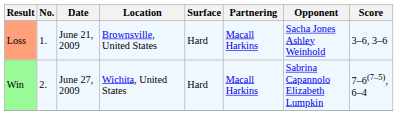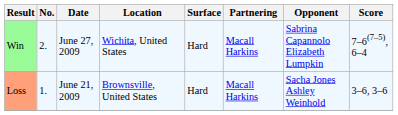rows swapped: (16, 40) <-> (15, 85)
